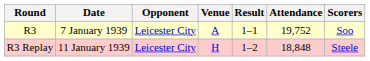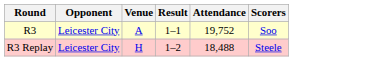- column: (94, 13)
(296, 47) 18,848 -> (219, 47) 18,488
